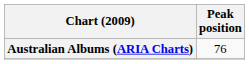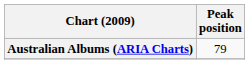(220, 48) 76 -> (220, 48) 79
